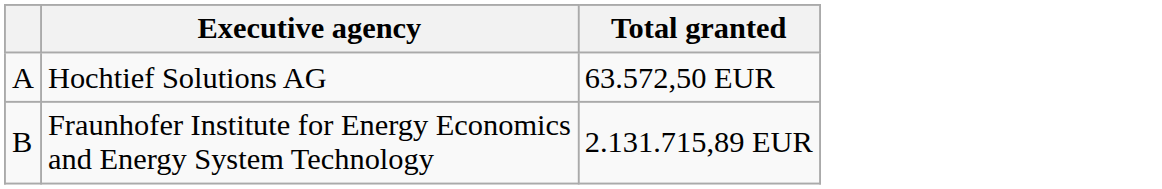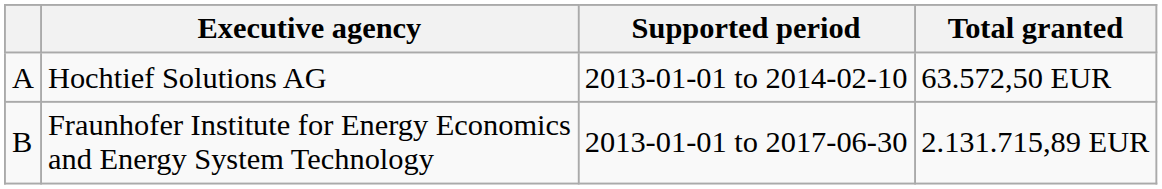+ column: (746, 28)
